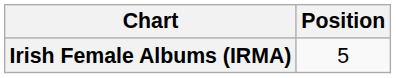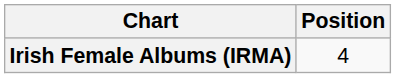(343, 55) 5 -> (343, 55) 4
